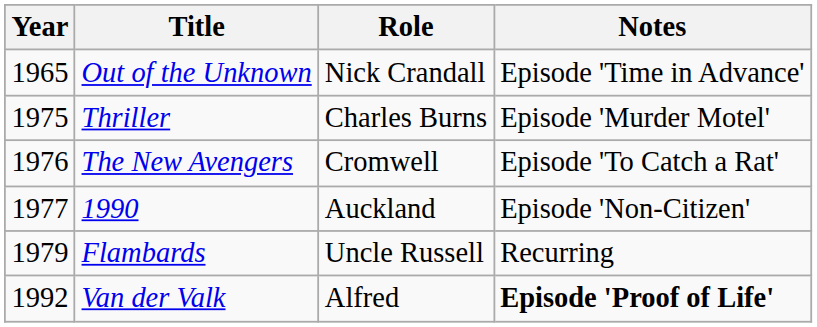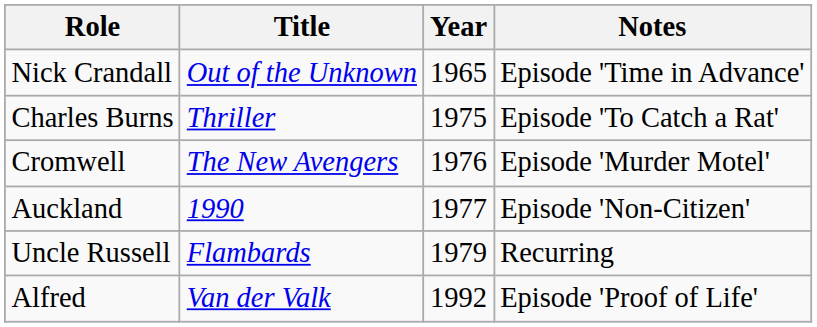columns swapped: (40, 27) <-> (406, 27)
(635, 117) Episode 'Murder Motel' -> (640, 117) Episode 'To Catch a Rat'
(640, 162) Episode 'To Catch a Rat' -> (635, 162) Episode 'Murder Motel'
(637, 298) bold -> (629, 298) normal
